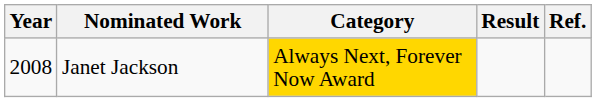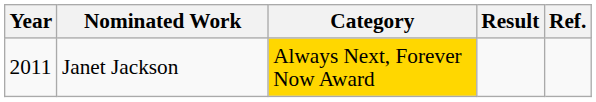(31, 67) 2008 -> (30, 67) 2011
